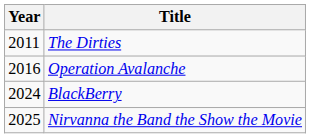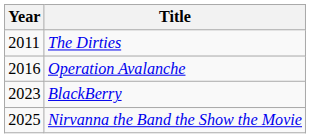(24, 94) 2024 -> (24, 94) 2023
